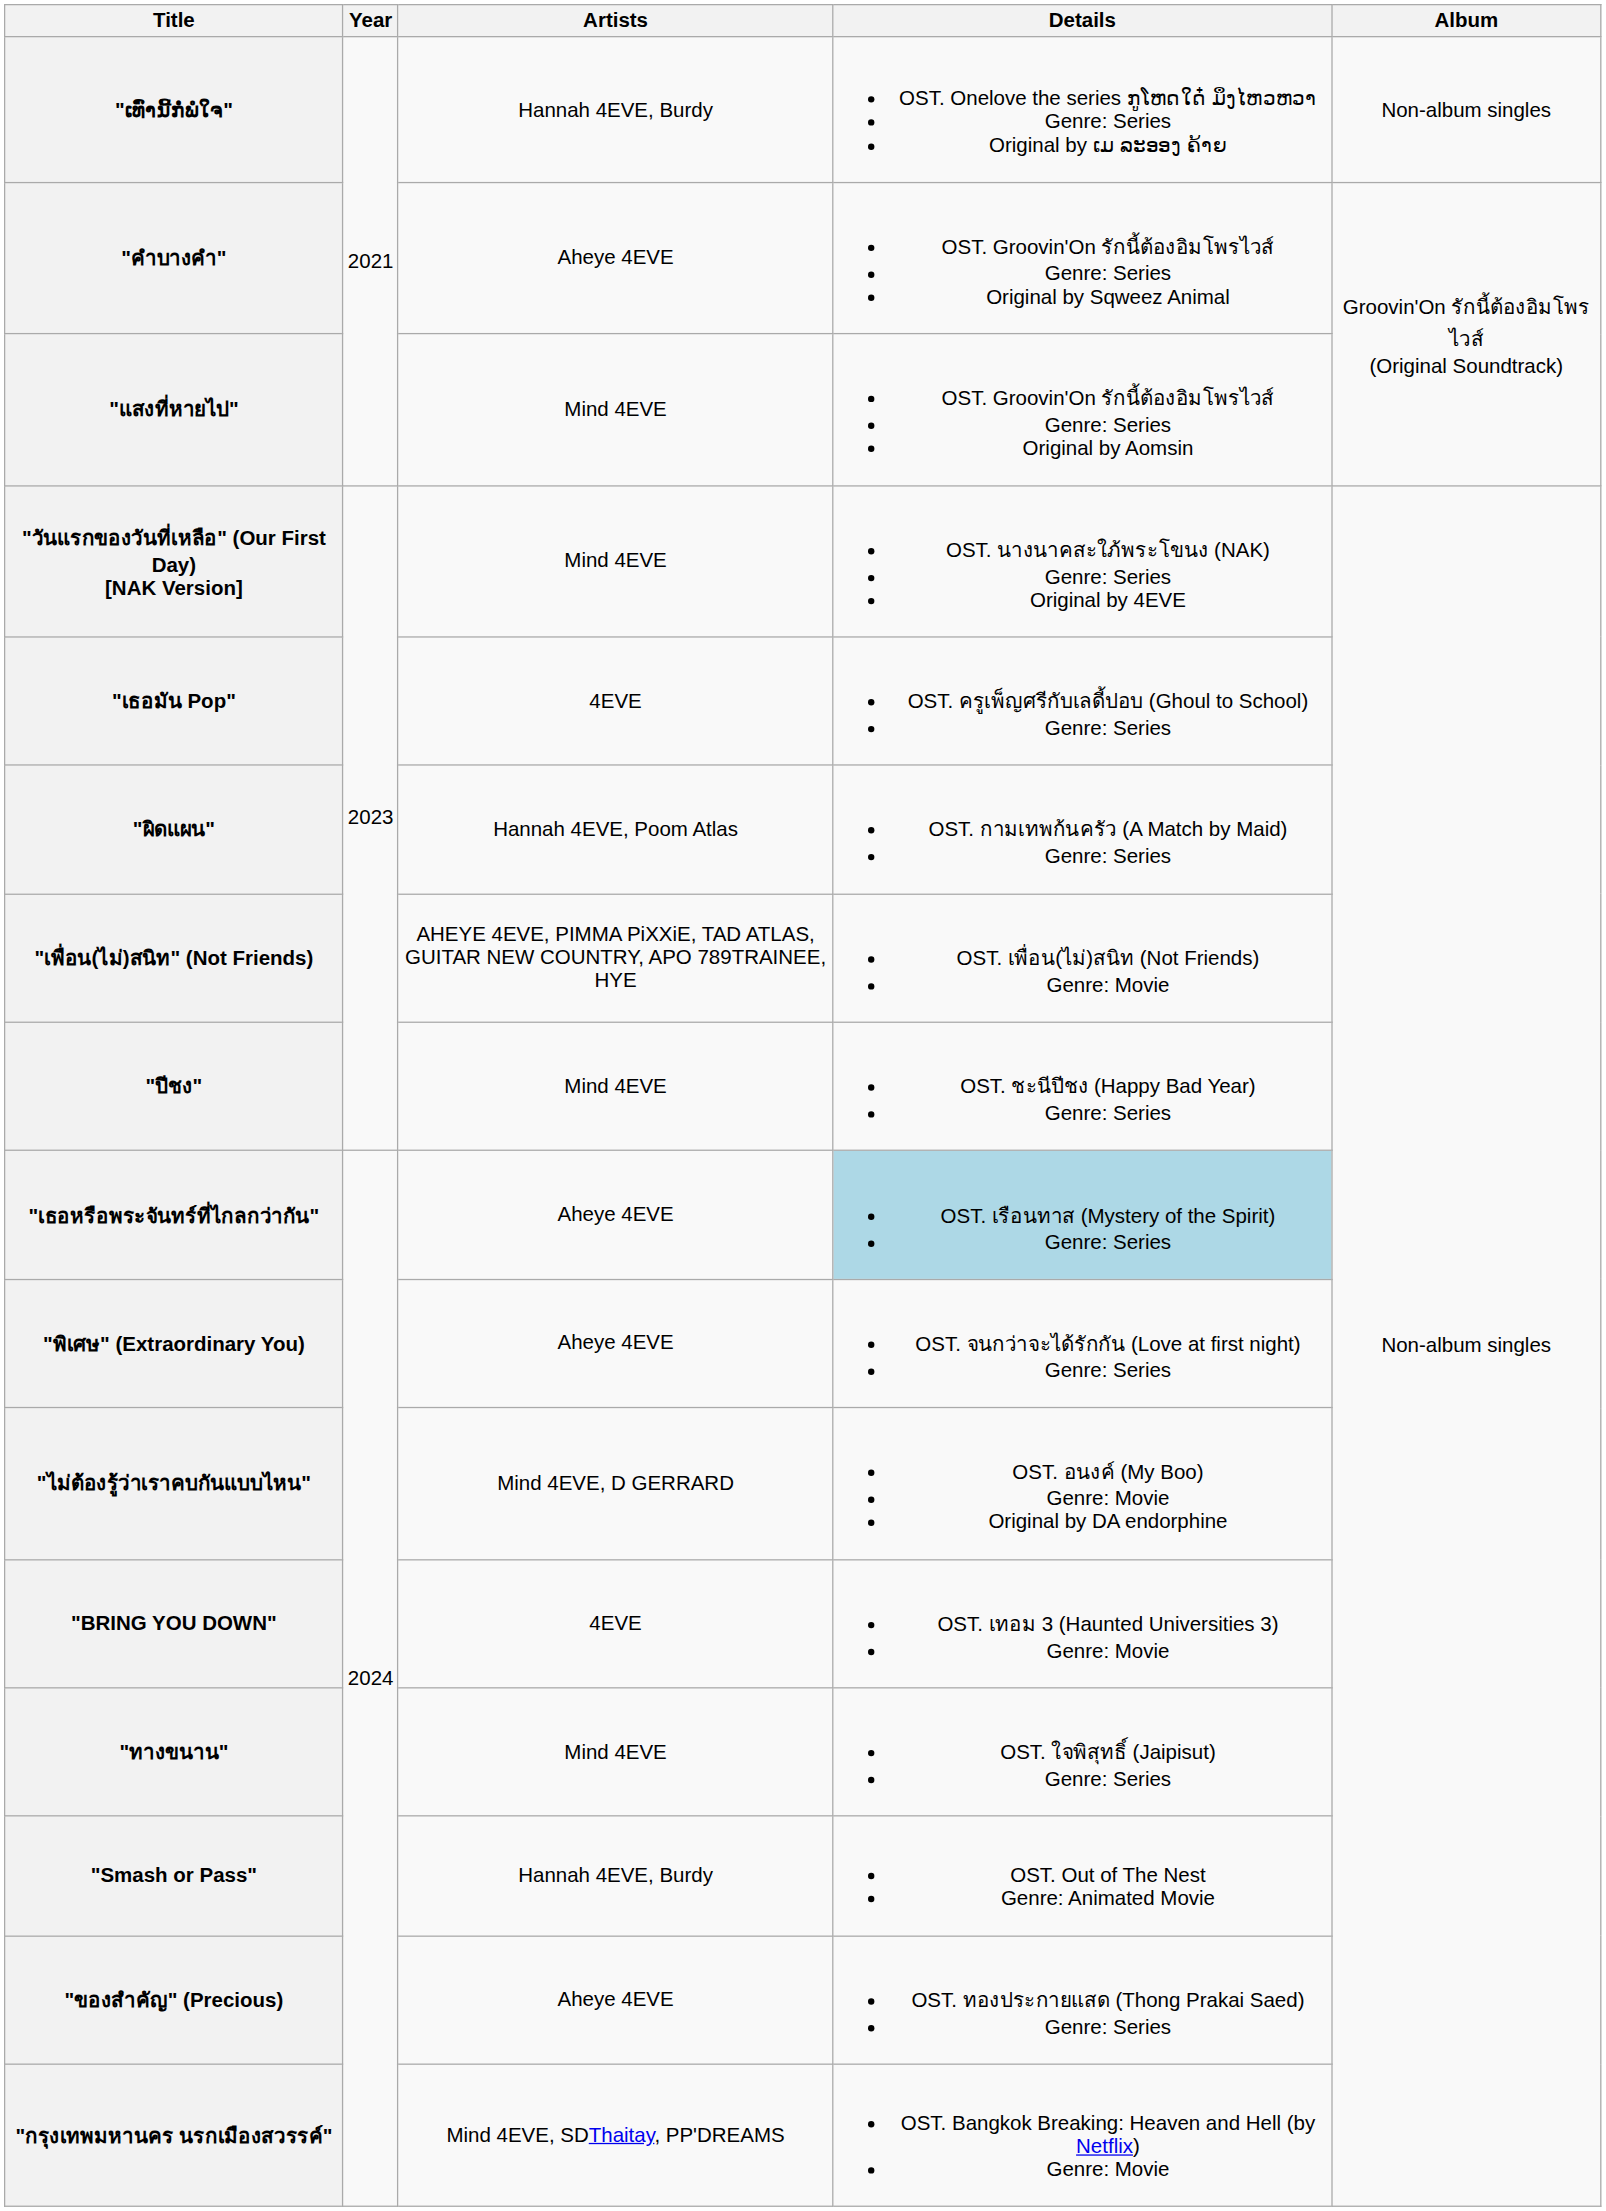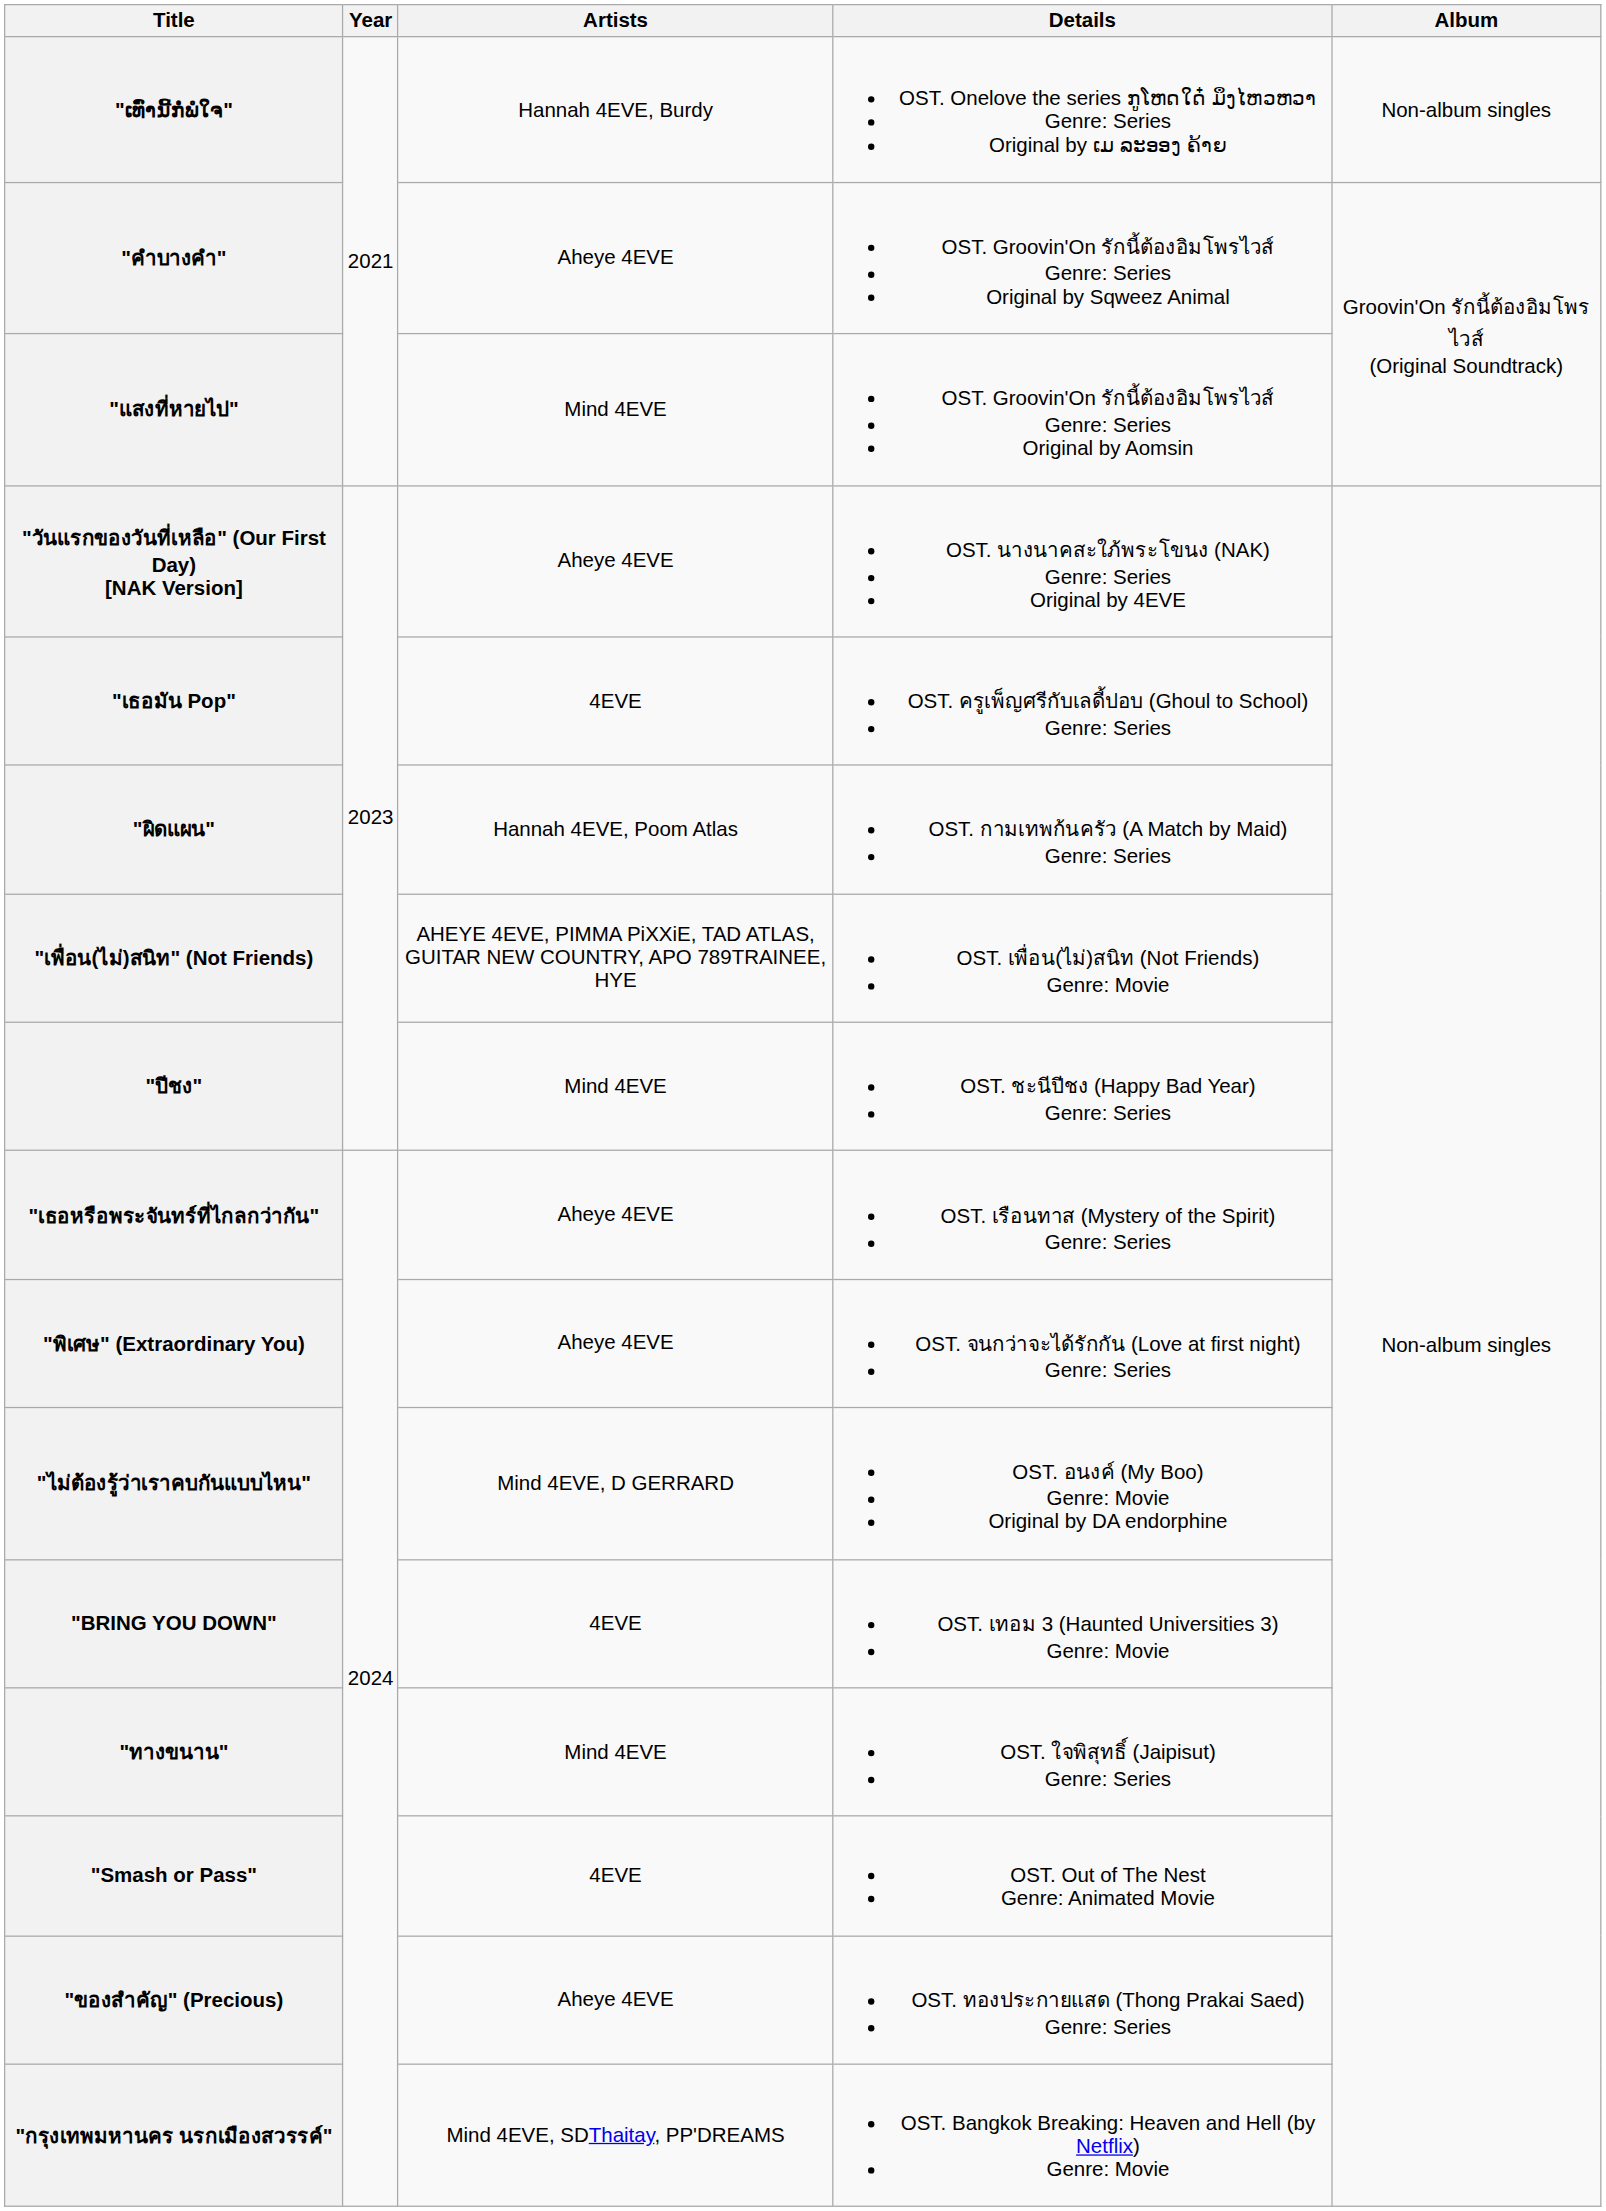(616, 560) Mind 4EVE -> (616, 560) Aheye 4EVE
(1082, 1226) lightblue background -> (1082, 1226) no background
(616, 1875) Hannah 4EVE, Burdy -> (616, 1875) 4EVE
